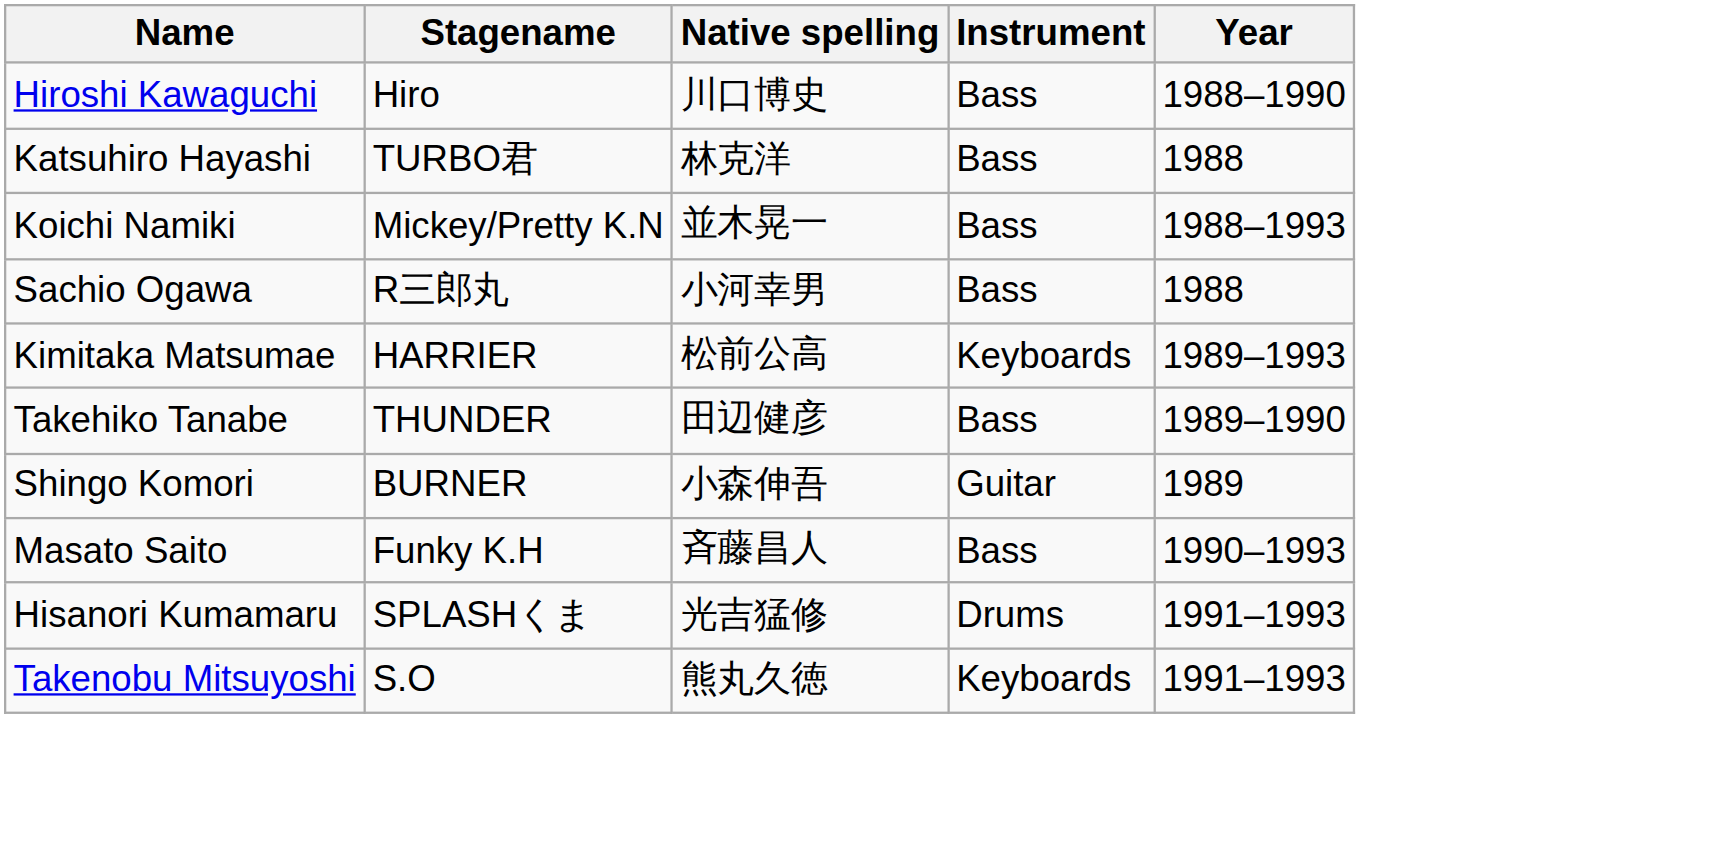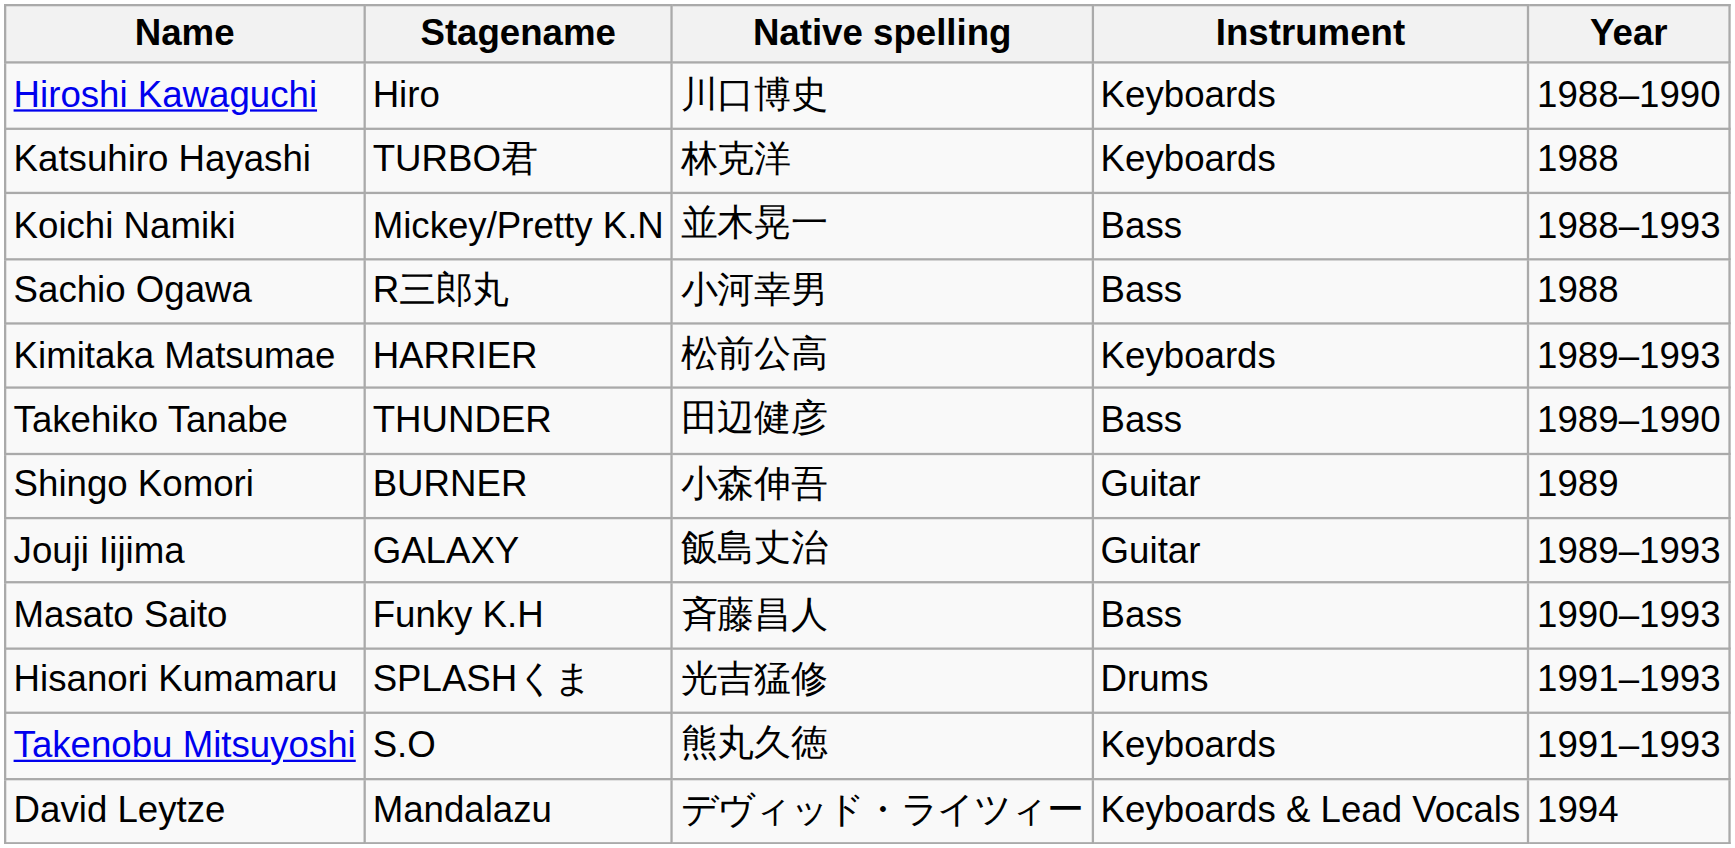(997, 95) Bass -> (1188, 95) Keyboards
(997, 160) Bass -> (1188, 160) Keyboards
+ row: (99, 549)
+ row: (120, 809)
